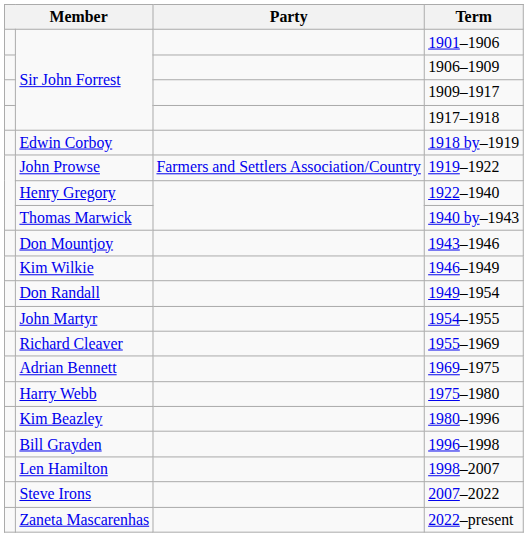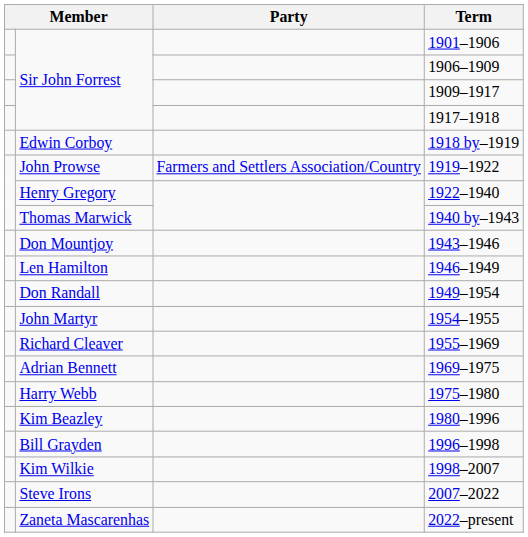(57, 268) Kim Wilkie -> (64, 268) Len Hamilton
(64, 469) Len Hamilton -> (57, 469) Kim Wilkie
